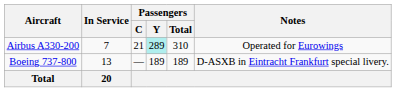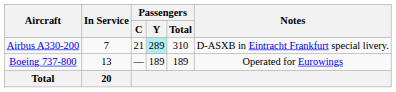(293, 45) Operated for Eurowings -> (293, 45) D-ASXB in Eintracht Frankfurt special livery.
(293, 62) D-ASXB in Eintracht Frankfurt special livery. -> (293, 62) Operated for Eurowings
